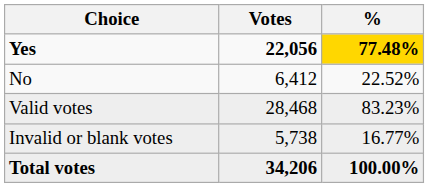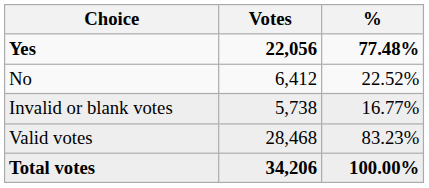(389, 49) gold background -> (389, 49) no background
rows swapped: (51, 108) <-> (91, 138)
